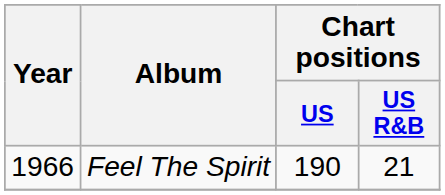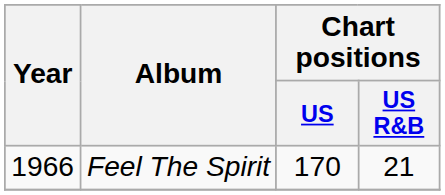(317, 167) 190 -> (317, 167) 170
